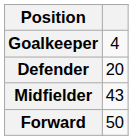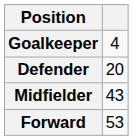(115, 122) 50 -> (115, 122) 53
